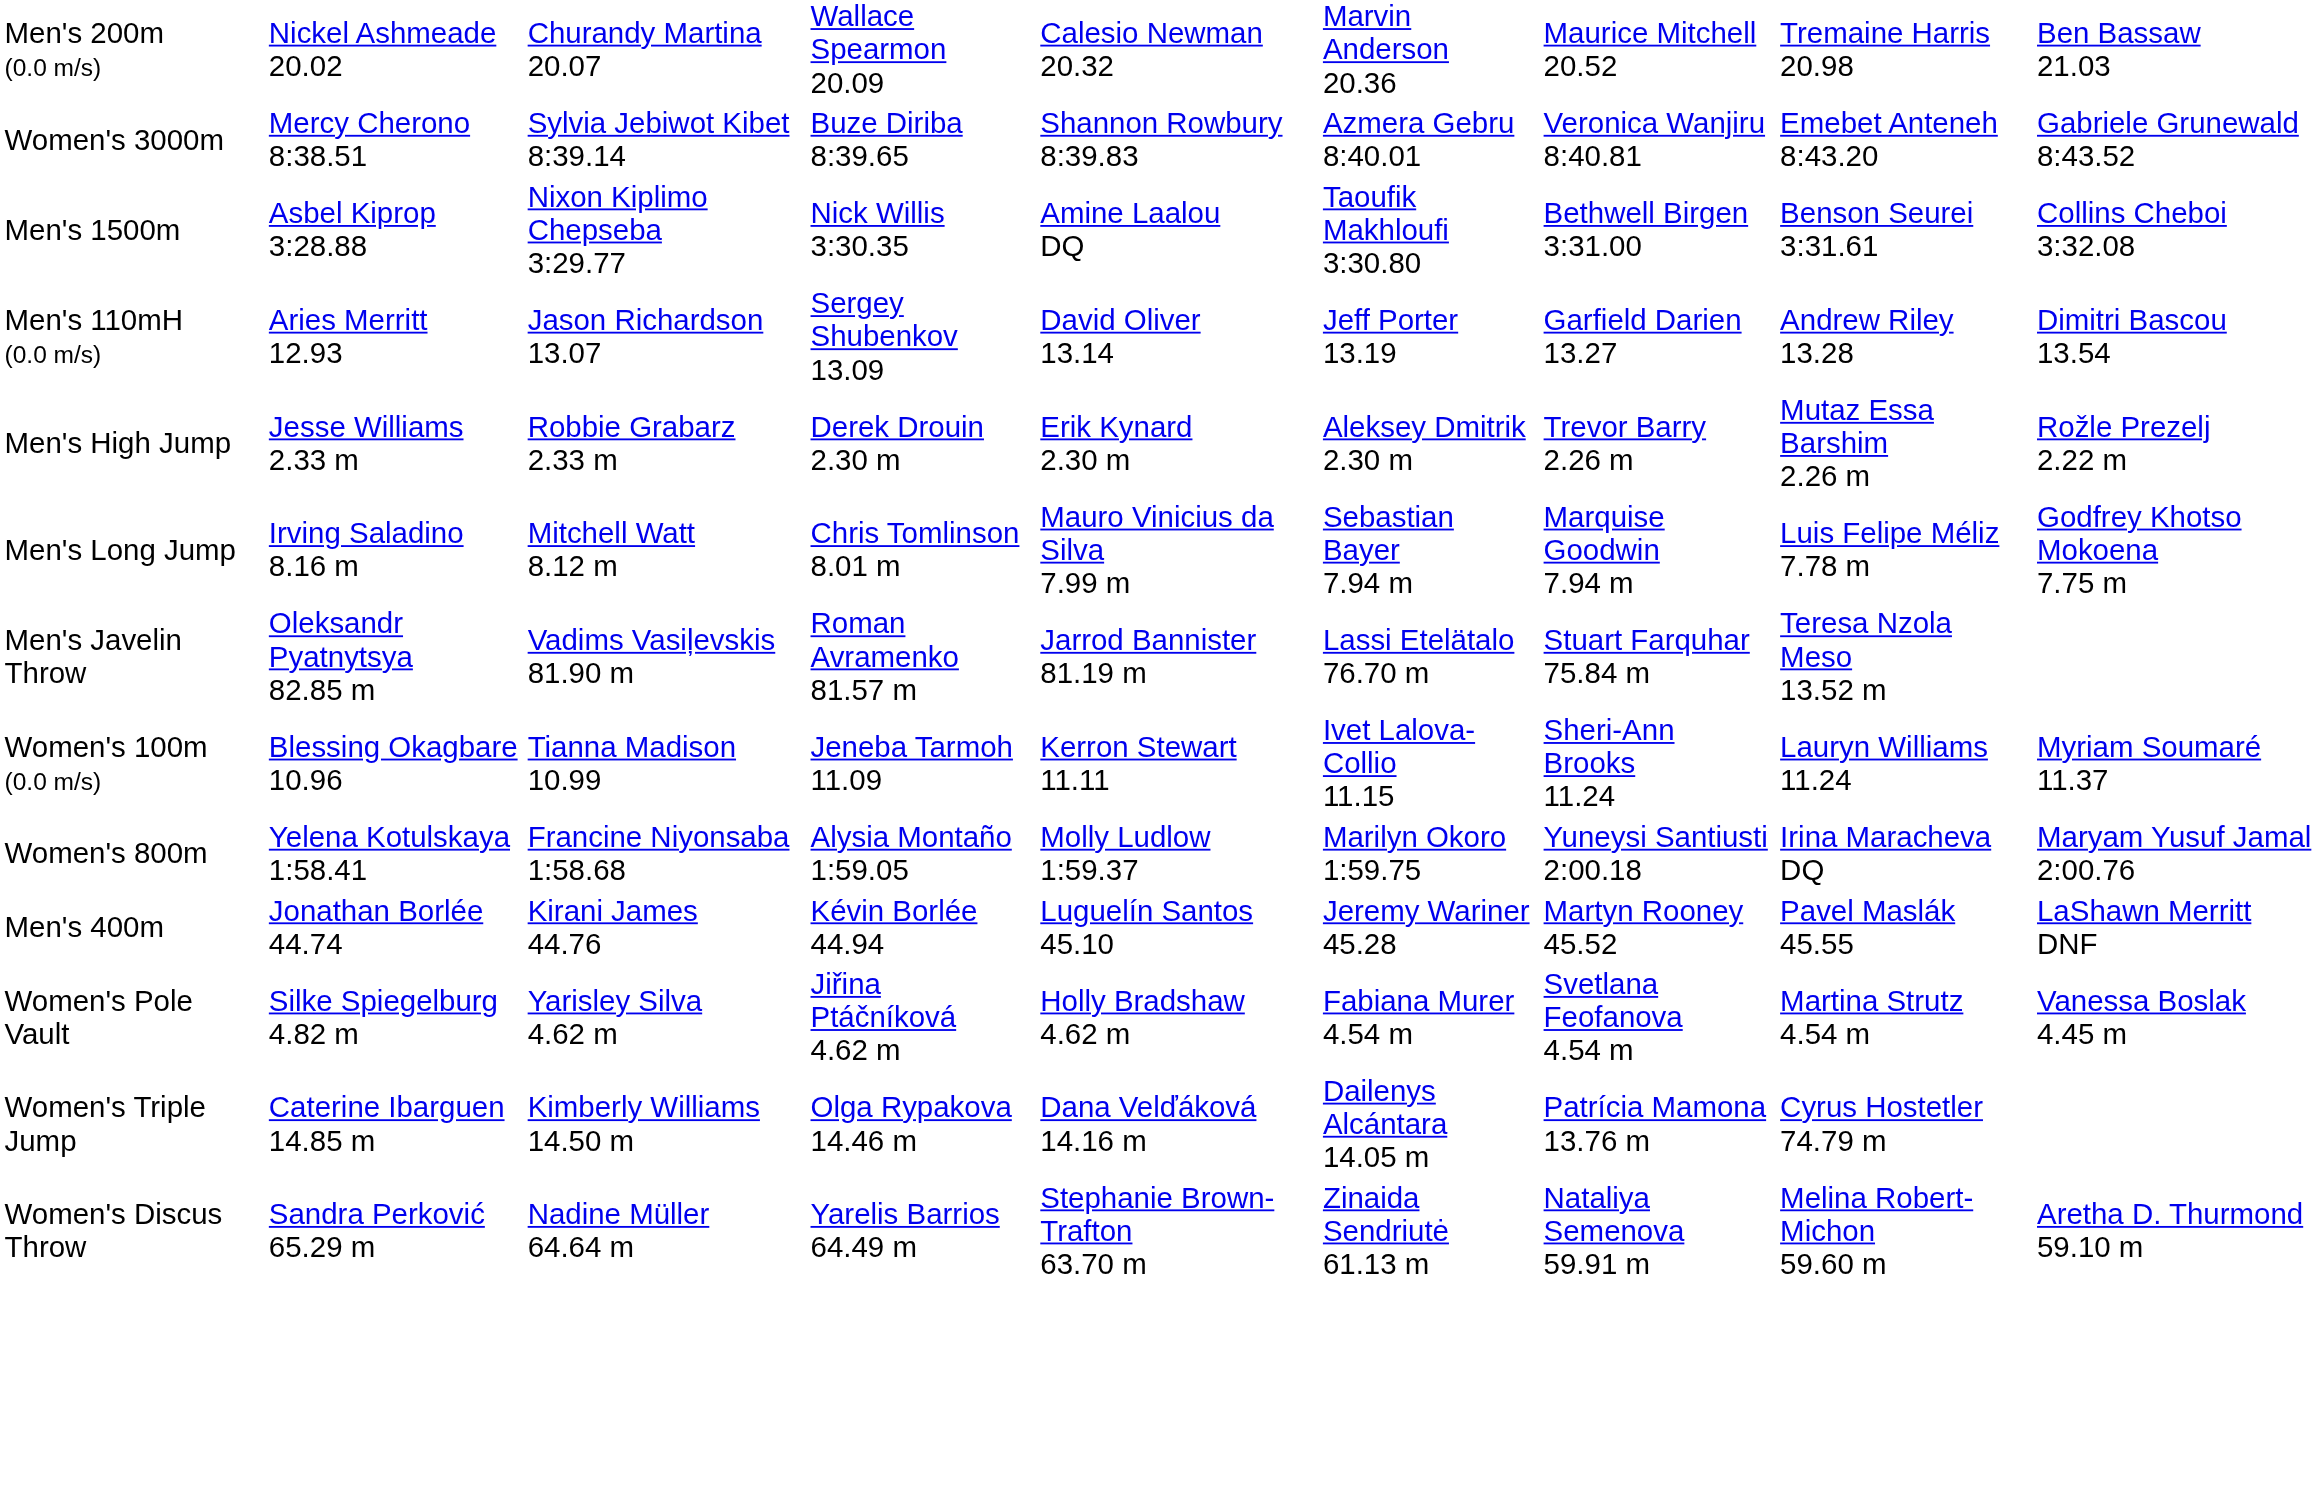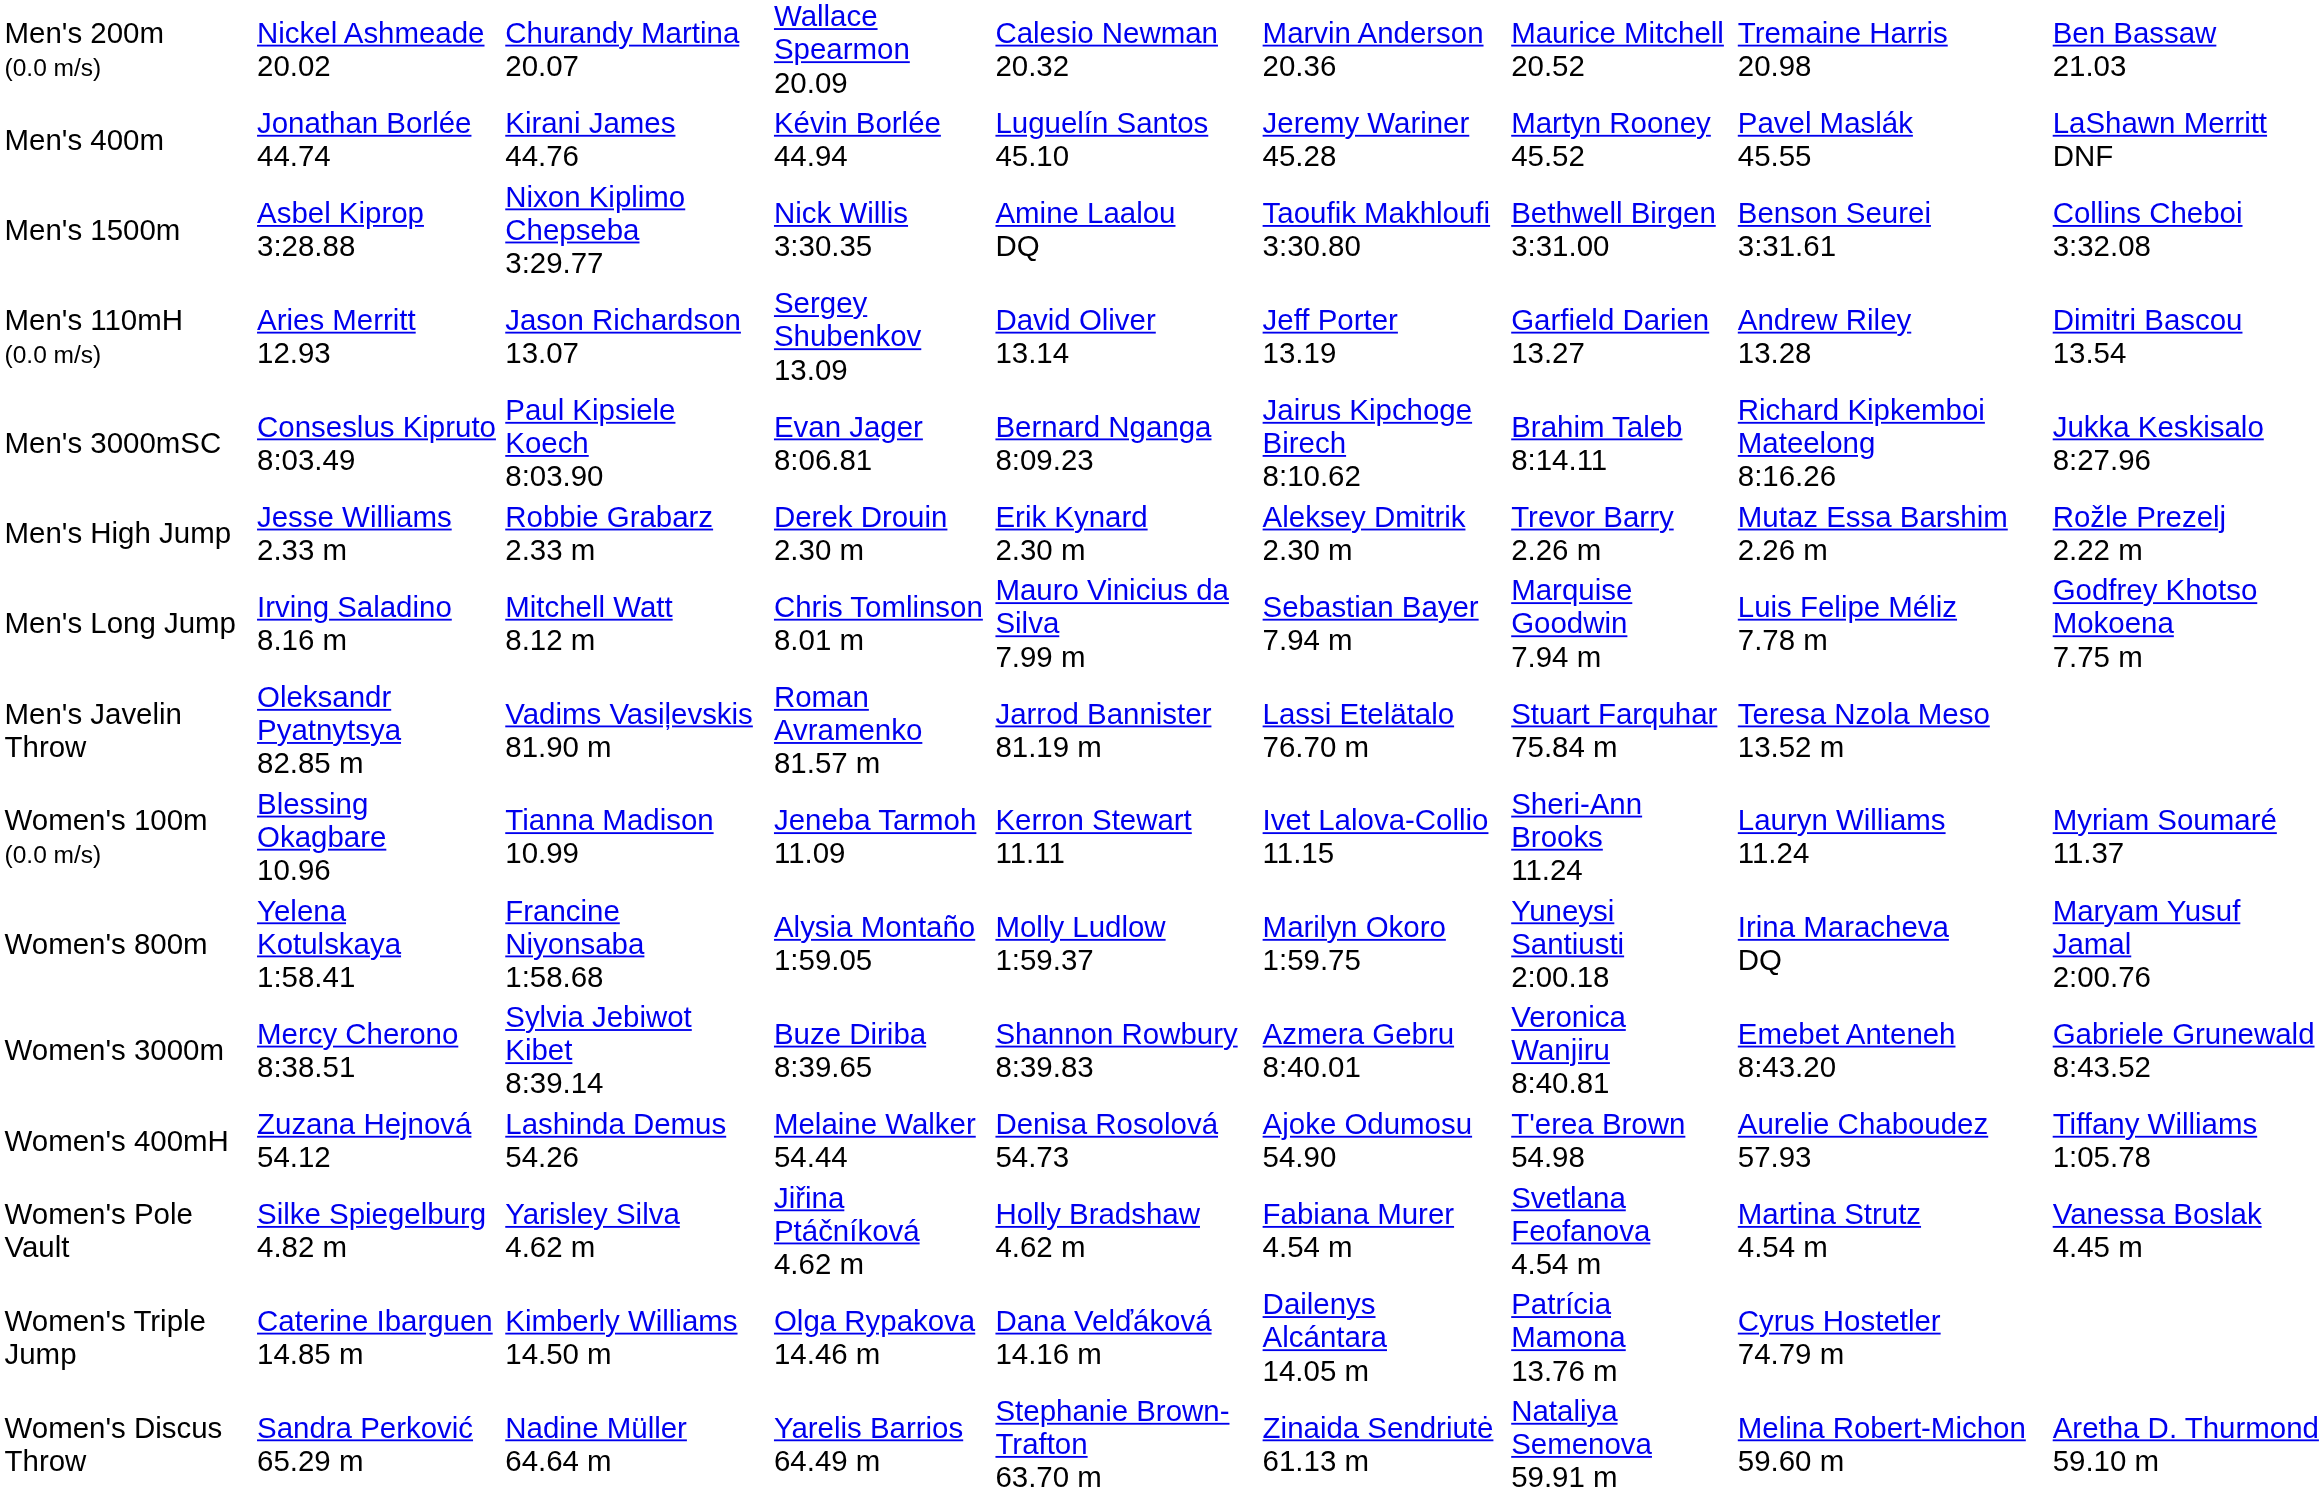rows swapped: (84, 927) <-> (114, 139)
+ row: (113, 443)
+ row: (117, 1140)
